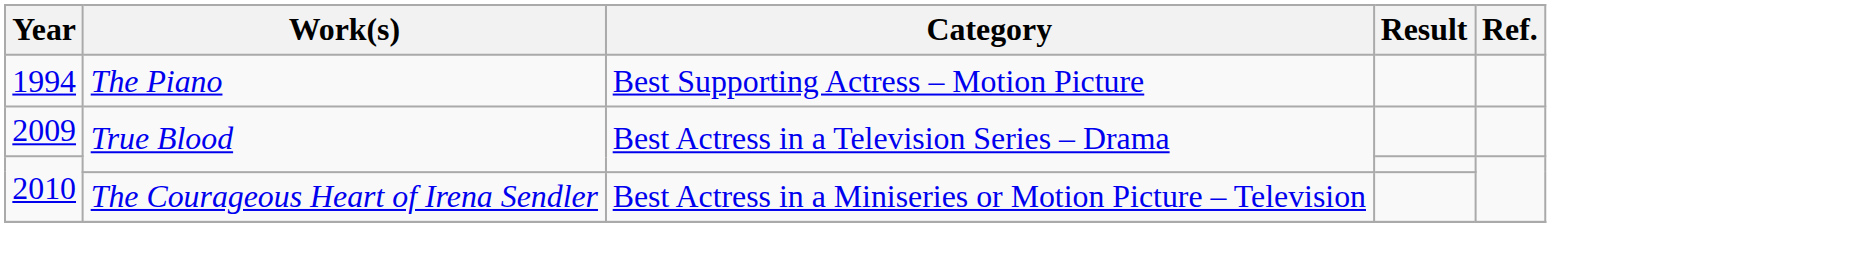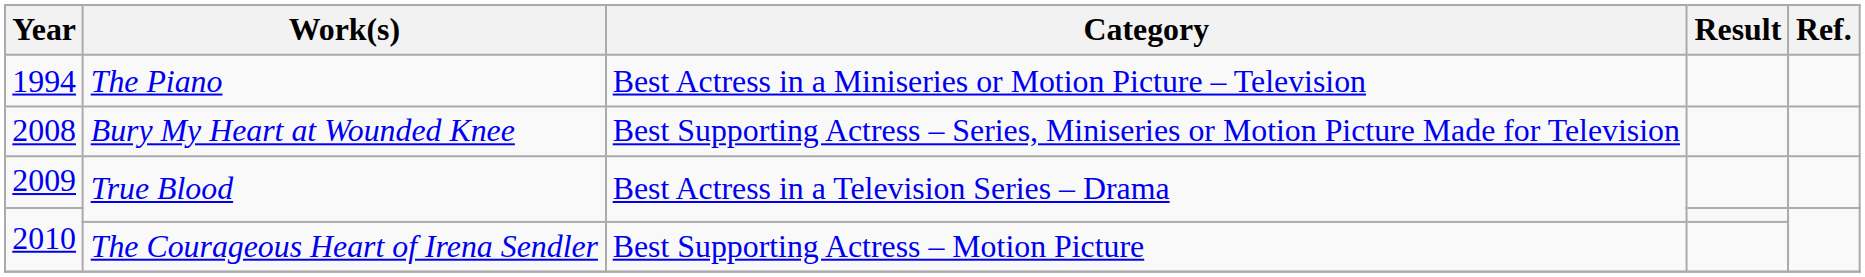(878, 80) Best Supporting Actress – Motion Picture -> (989, 80) Best Actress in a Miniseries or Motion Picture – Television
+ row: (44, 130)
(989, 195) Best Actress in a Miniseries or Motion Picture – Television -> (878, 246) Best Supporting Actress – Motion Picture
